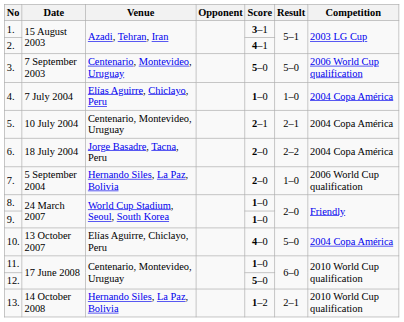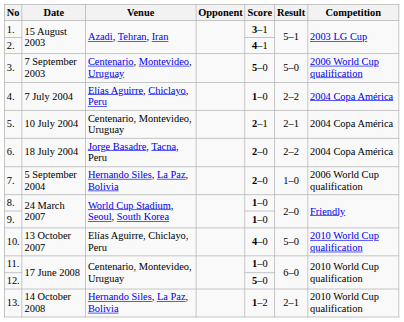(291, 96) 1–0 -> (291, 96) 2–2
(352, 242) 2004 Copa América -> (344, 242) 2010 World Cup qualification
